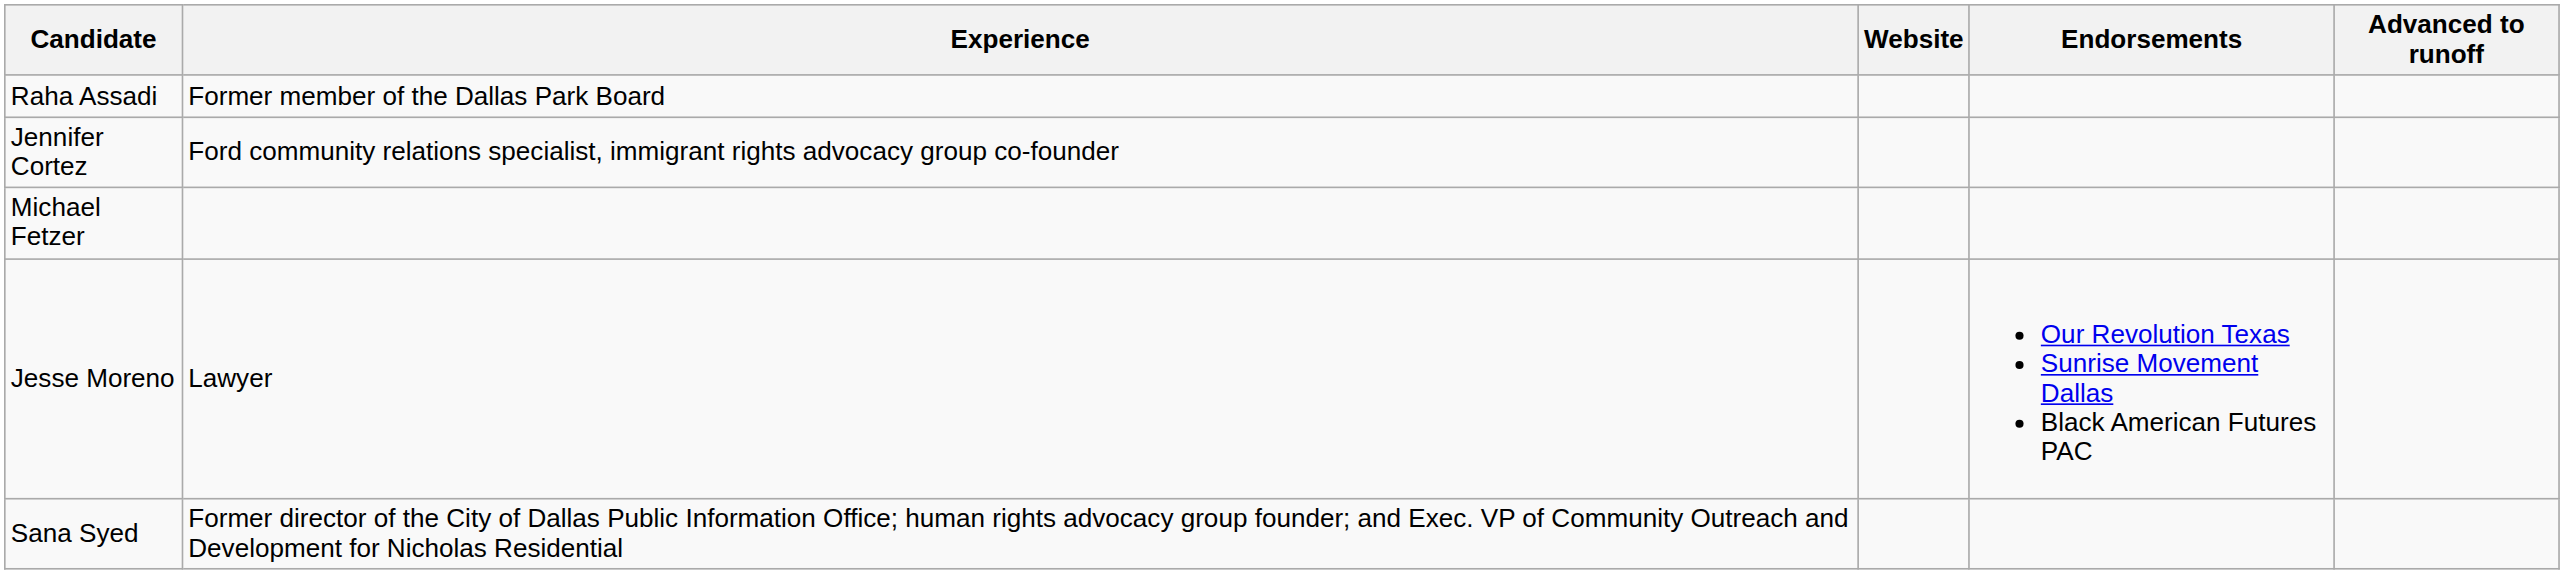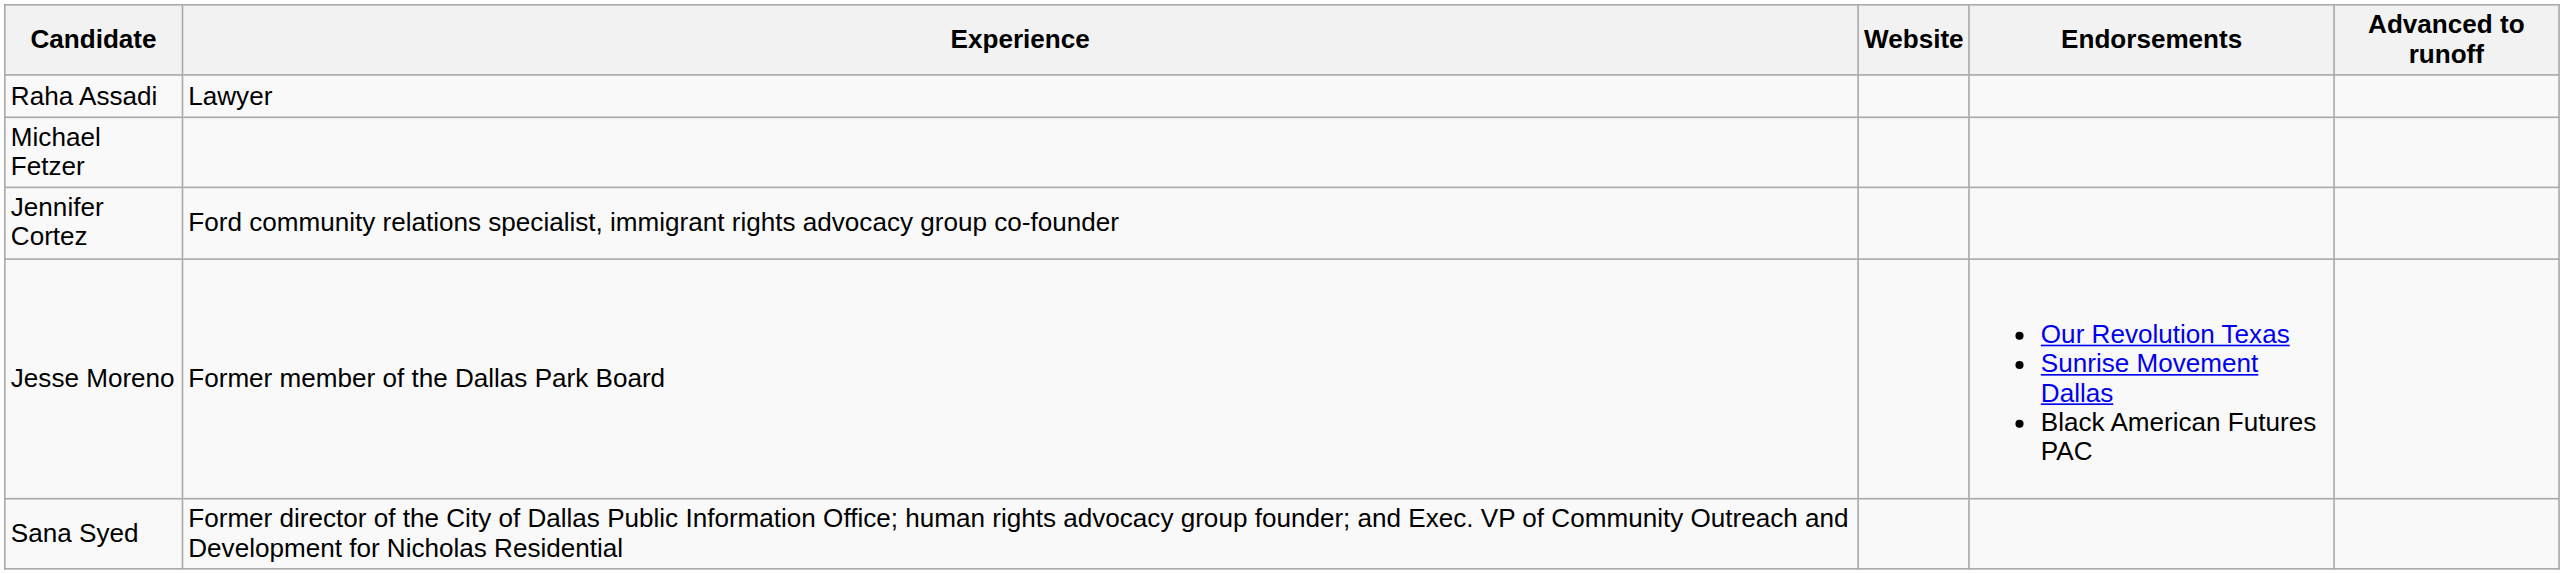(427, 95) Former member of the Dallas Park Board -> (230, 95) Lawyer
rows swapped: (57, 151) <-> (56, 222)
(230, 378) Lawyer -> (427, 378) Former member of the Dallas Park Board
